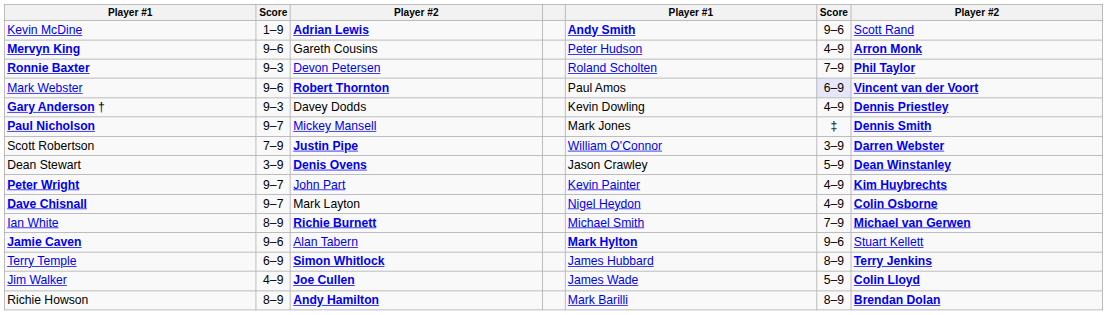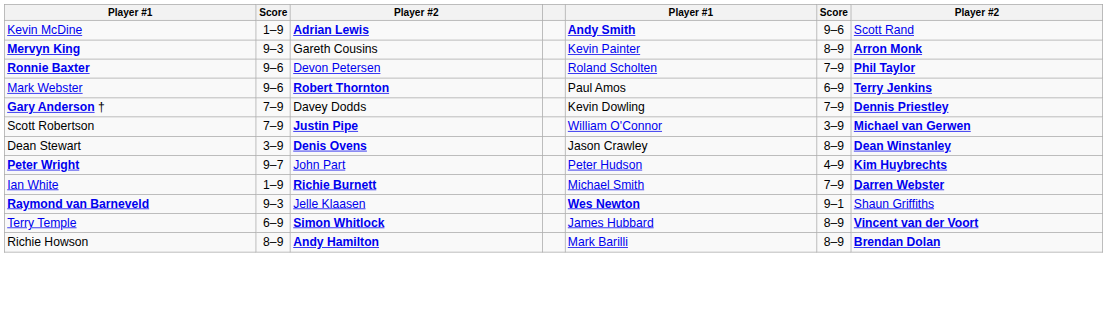(273, 49) 9–6 -> (273, 49) 9–3
(605, 49) Peter Hudson -> (604, 49) Kevin Painter
(834, 49) 4–9 -> (834, 49) 8–9
(273, 68) 9–3 -> (273, 68) 9–6
(834, 88) lavender background -> (834, 88) no background
(916, 88) Vincent van der Voort -> (893, 88) Terry Jenkins
(273, 107) 9–3 -> (273, 107) 7–9
(834, 107) 4–9 -> (834, 107) 7–9
- row: (51, 126)
(899, 146) Darren Webster -> (912, 126) Michael van Gerwen
(834, 165) 5–9 -> (834, 146) 8–9
(604, 184) Kevin Painter -> (605, 165) Peter Hudson
- row: (47, 203)
(273, 223) 8–9 -> (273, 184) 1–9
(912, 223) Michael van Gerwen -> (899, 184) Darren Webster
+ row: (78, 203)
- row: (44, 242)
(893, 261) Terry Jenkins -> (916, 223) Vincent van der Voort
- row: (37, 281)
